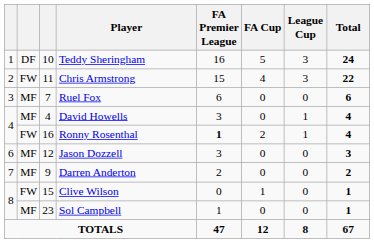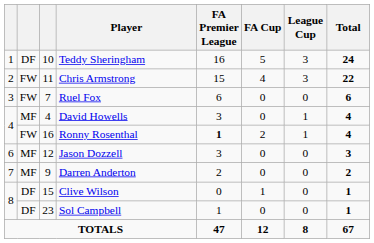(28, 97) MF -> (28, 97) FW
(28, 191) FW -> (28, 191) DF
(28, 210) MF -> (28, 210) DF
